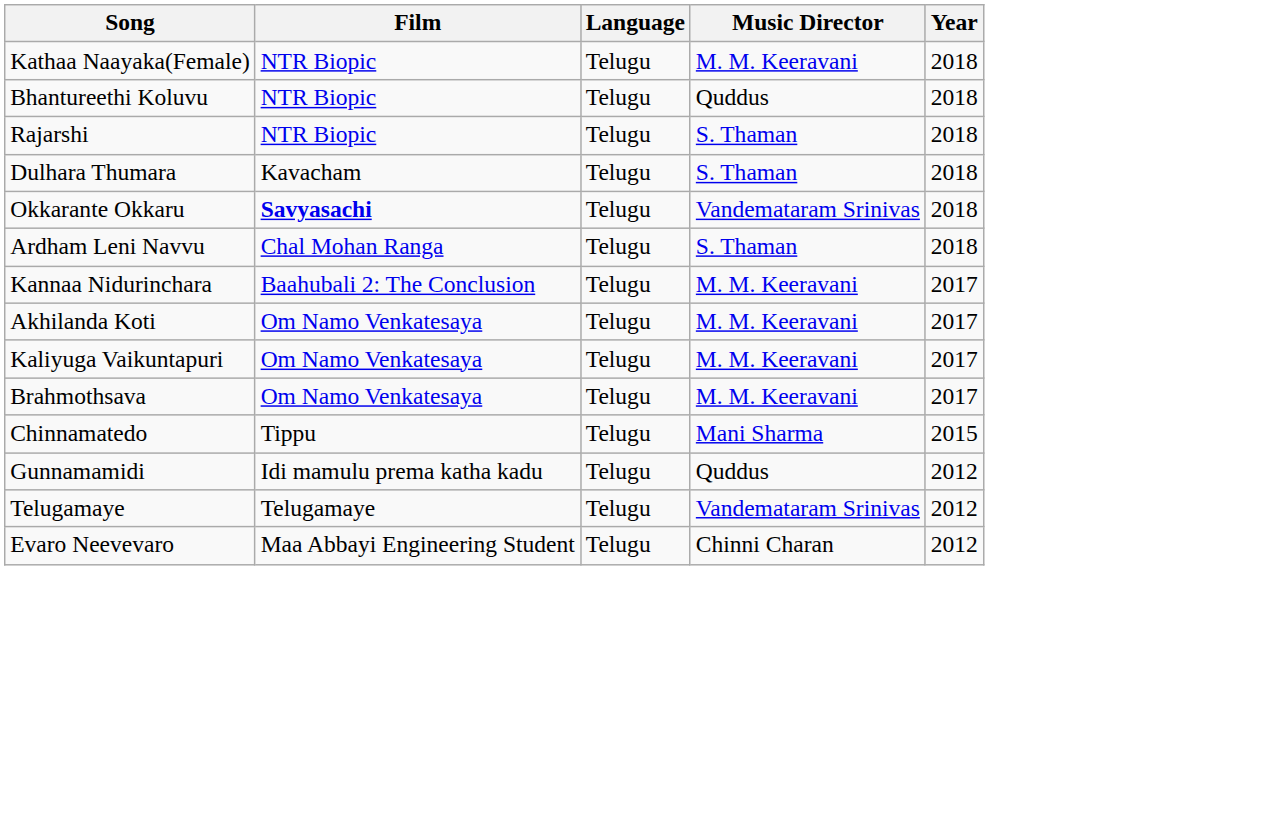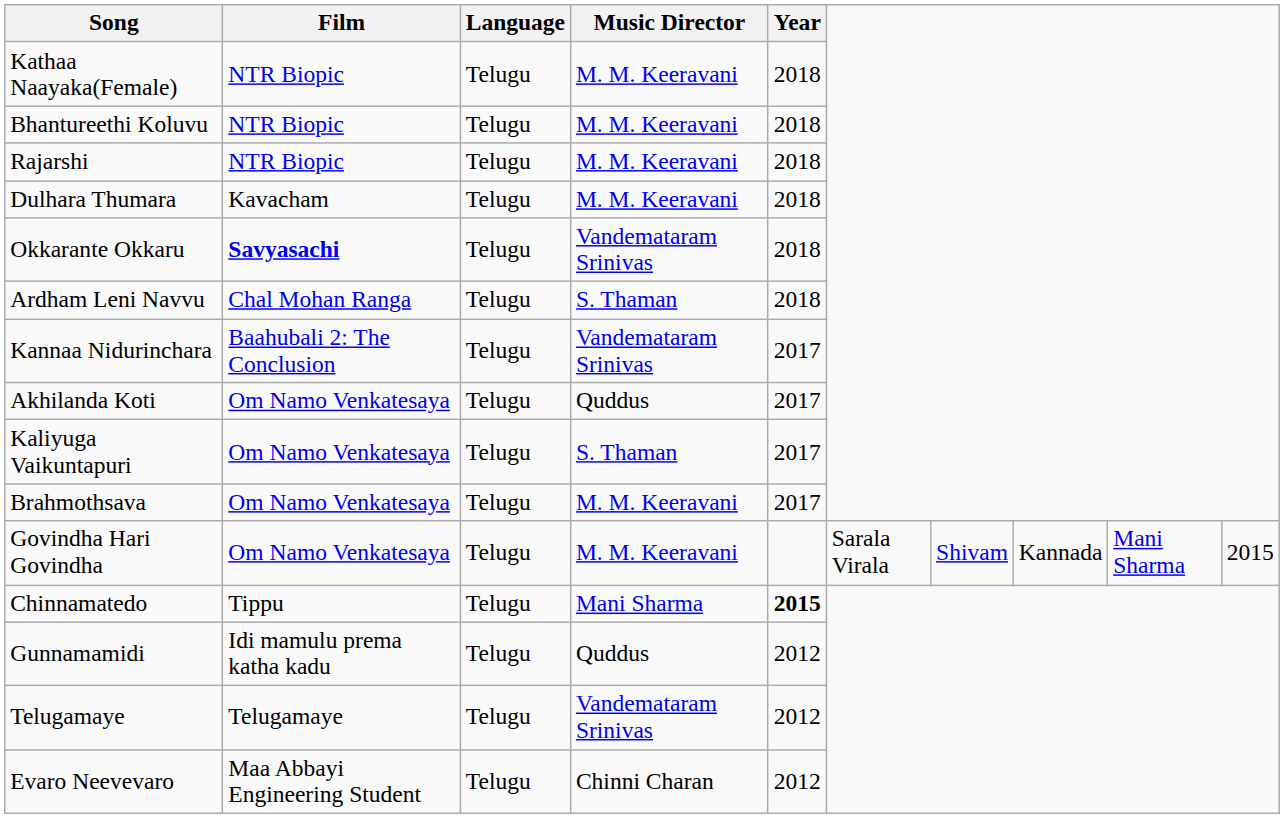(732, 97) Quddus -> (657, 124) M. M. Keeravani
(747, 135) S. Thaman -> (657, 161) M. M. Keeravani
(747, 172) S. Thaman -> (657, 198) M. M. Keeravani
(777, 284) M. M. Keeravani -> (646, 350) Vandemataram Srinivas
(777, 321) M. M. Keeravani -> (612, 400) Quddus
(777, 358) M. M. Keeravani -> (627, 451) S. Thaman
+ row: (80, 552)
(954, 433) normal -> (797, 603) bold
